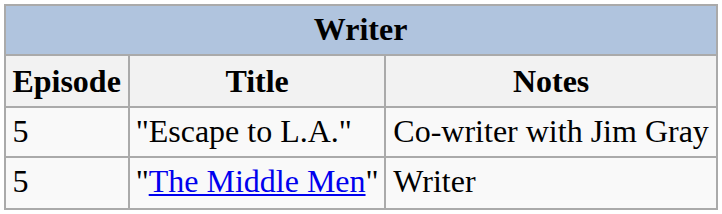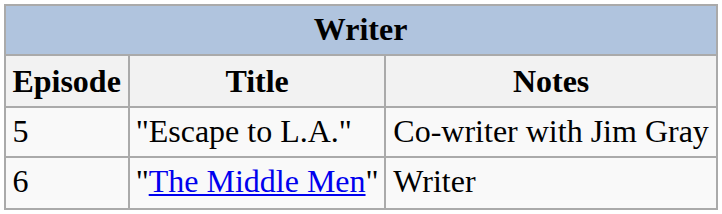(20, 182) 5 -> (20, 182) 6
